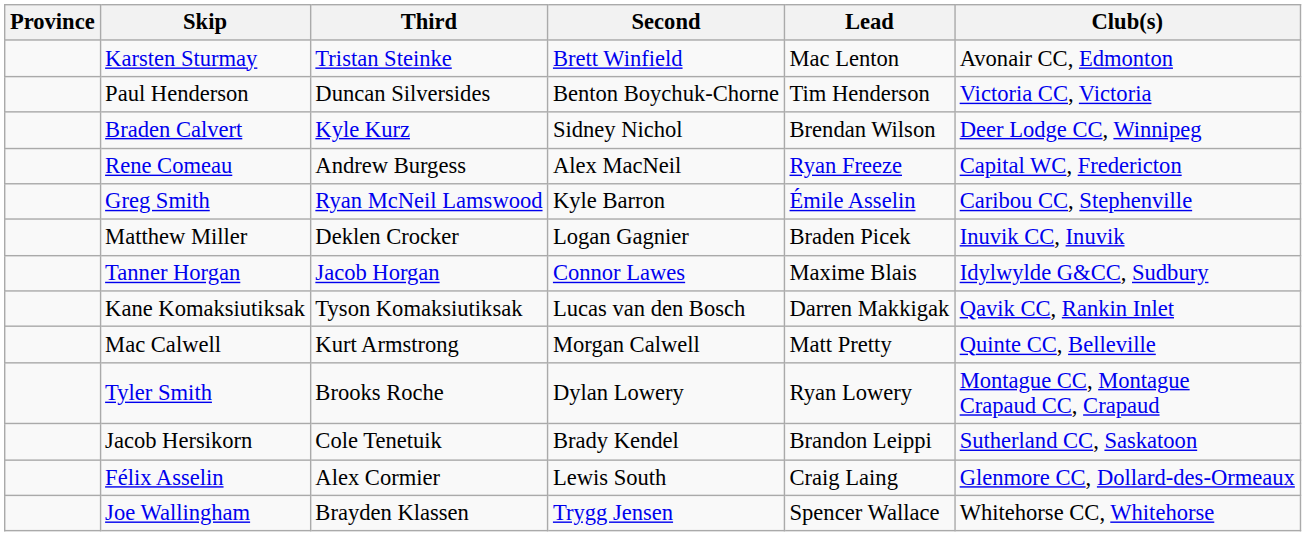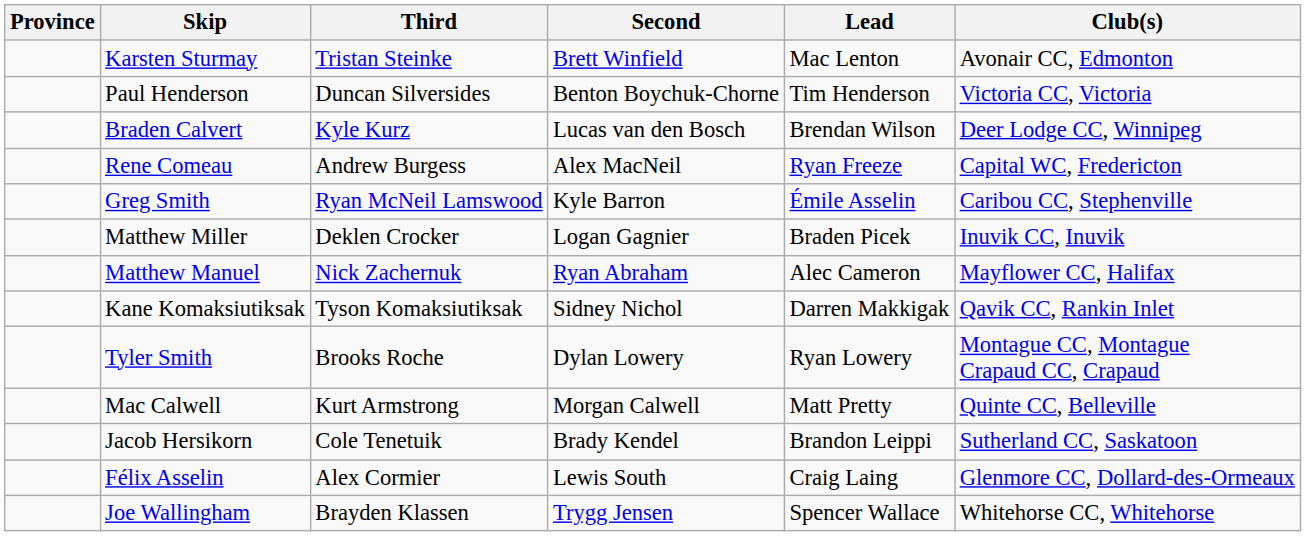(618, 129) Sidney Nichol -> (649, 129) Lucas van den Bosch
- row: (173, 272)
+ row: (182, 272)
(649, 308) Lucas van den Bosch -> (618, 308) Sidney Nichol
rows swapped: (163, 344) <-> (159, 392)
